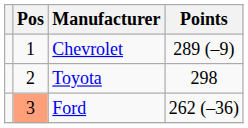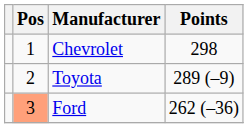(204, 49) 289 (–9) -> (204, 49) 298
(204, 78) 298 -> (204, 78) 289 (–9)
